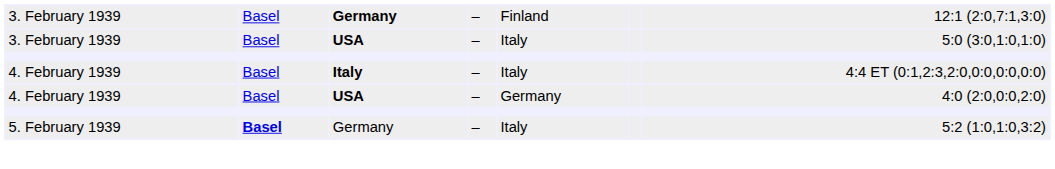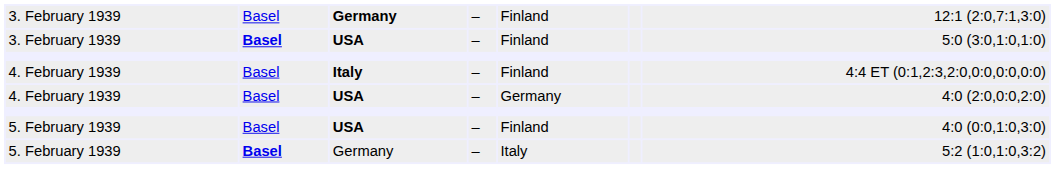(261, 40) normal -> (262, 40) bold
(514, 40) Italy -> (525, 40) Finland
(514, 72) Italy -> (525, 72) Finland
+ row: (65, 127)
